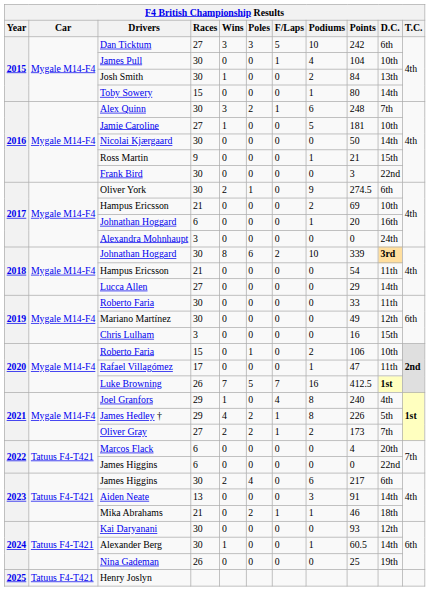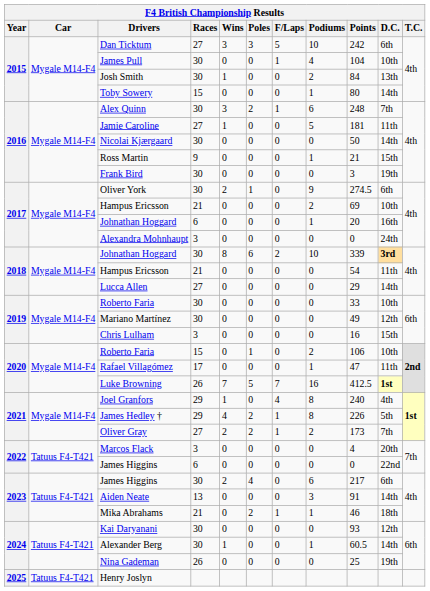(389, 125) 10th -> (389, 125) 11th
(390, 173) 22nd -> (389, 173) 19th
(389, 302) 11th -> (389, 302) 10th
(195, 448) 6 -> (195, 448) 3
